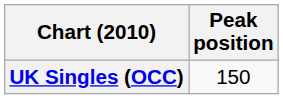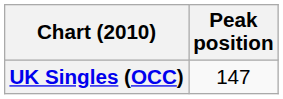(233, 76) 150 -> (233, 76) 147
